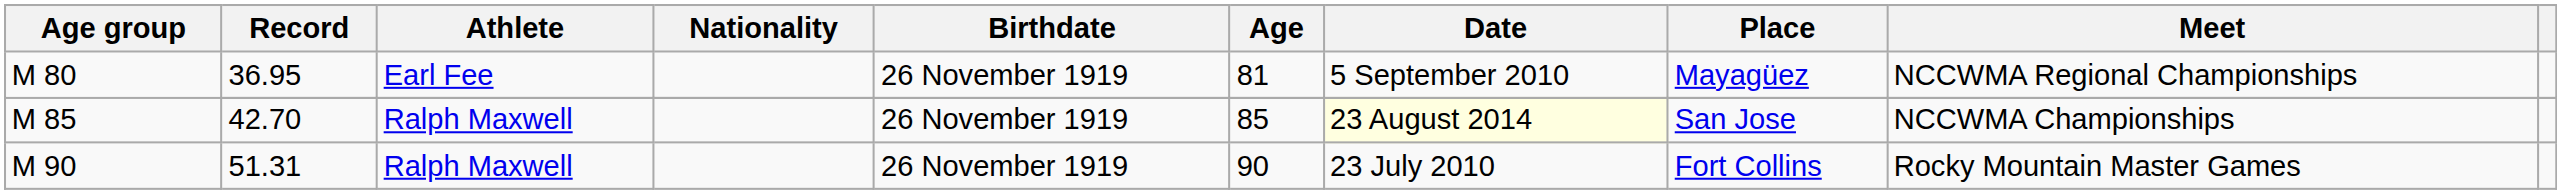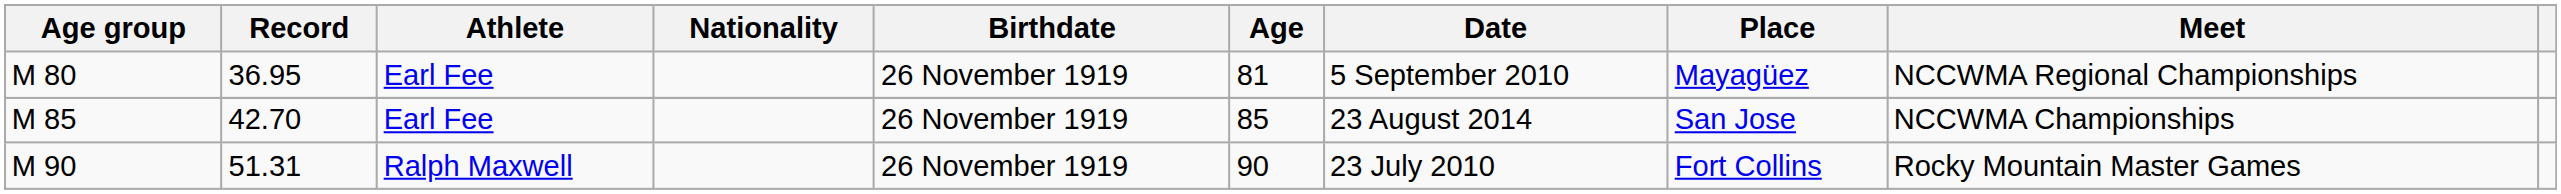(478, 120) Ralph Maxwell -> (439, 120) Earl Fee
(1431, 120) lightyellow background -> (1431, 120) no background
